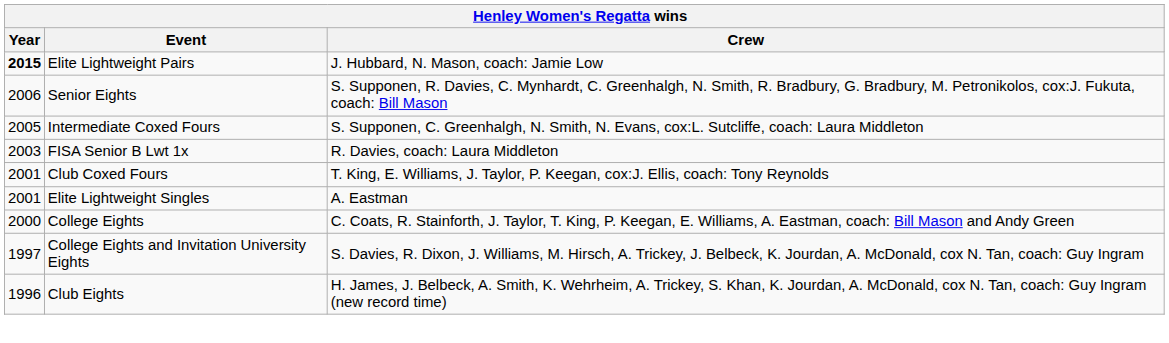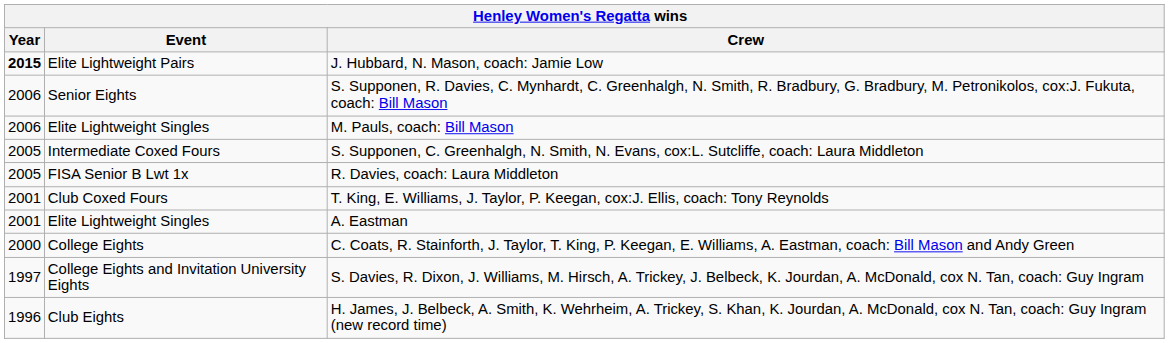+ row: (422, 127)
(24, 151) 2003 -> (24, 174) 2005
